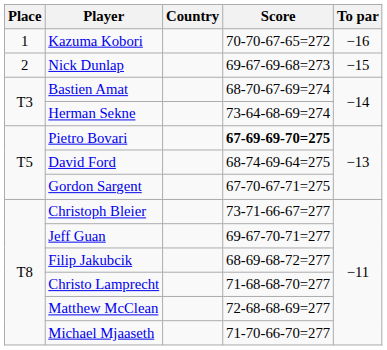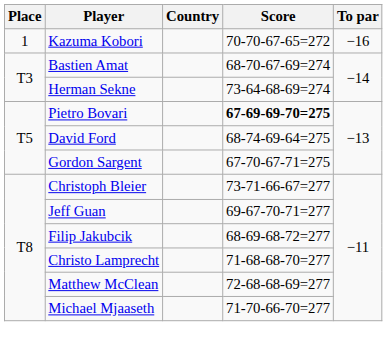- row: (86, 65)
